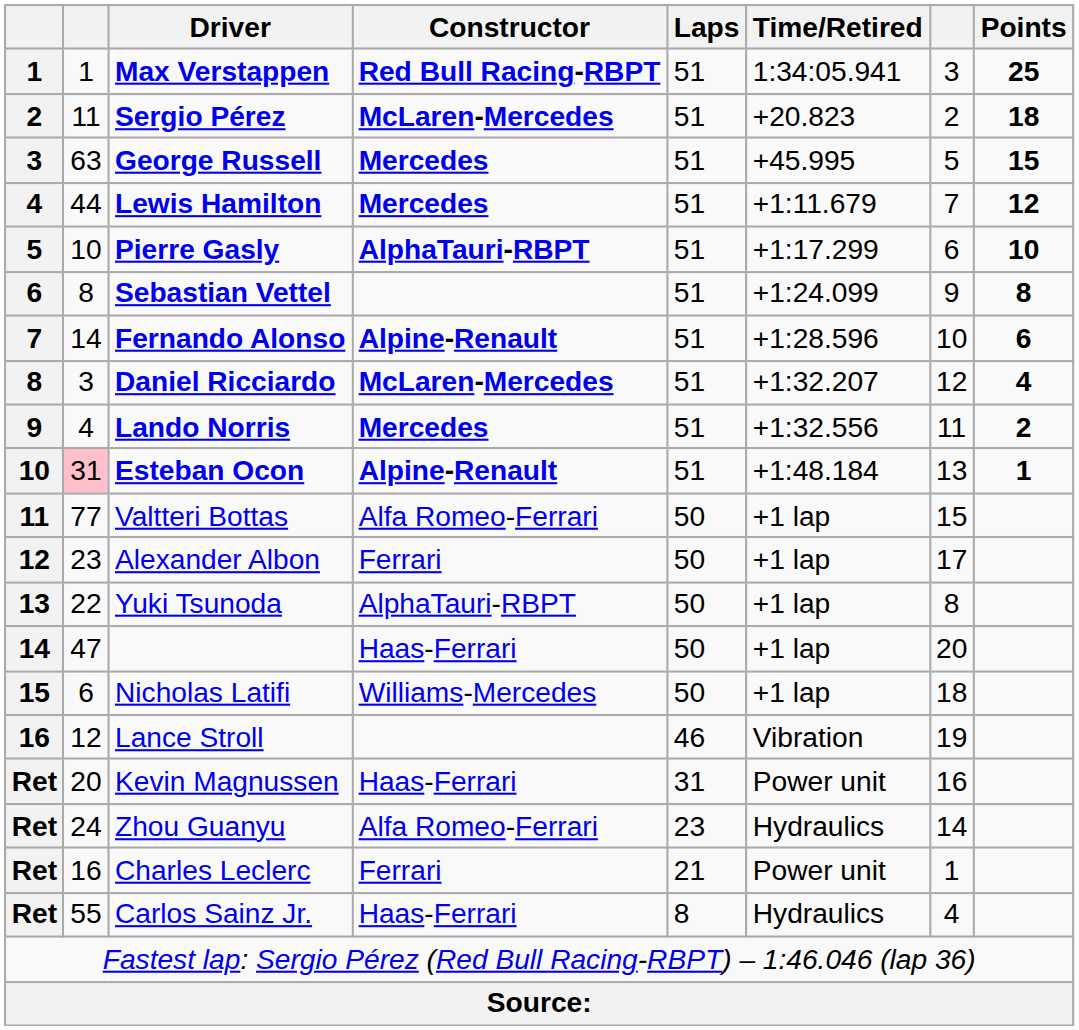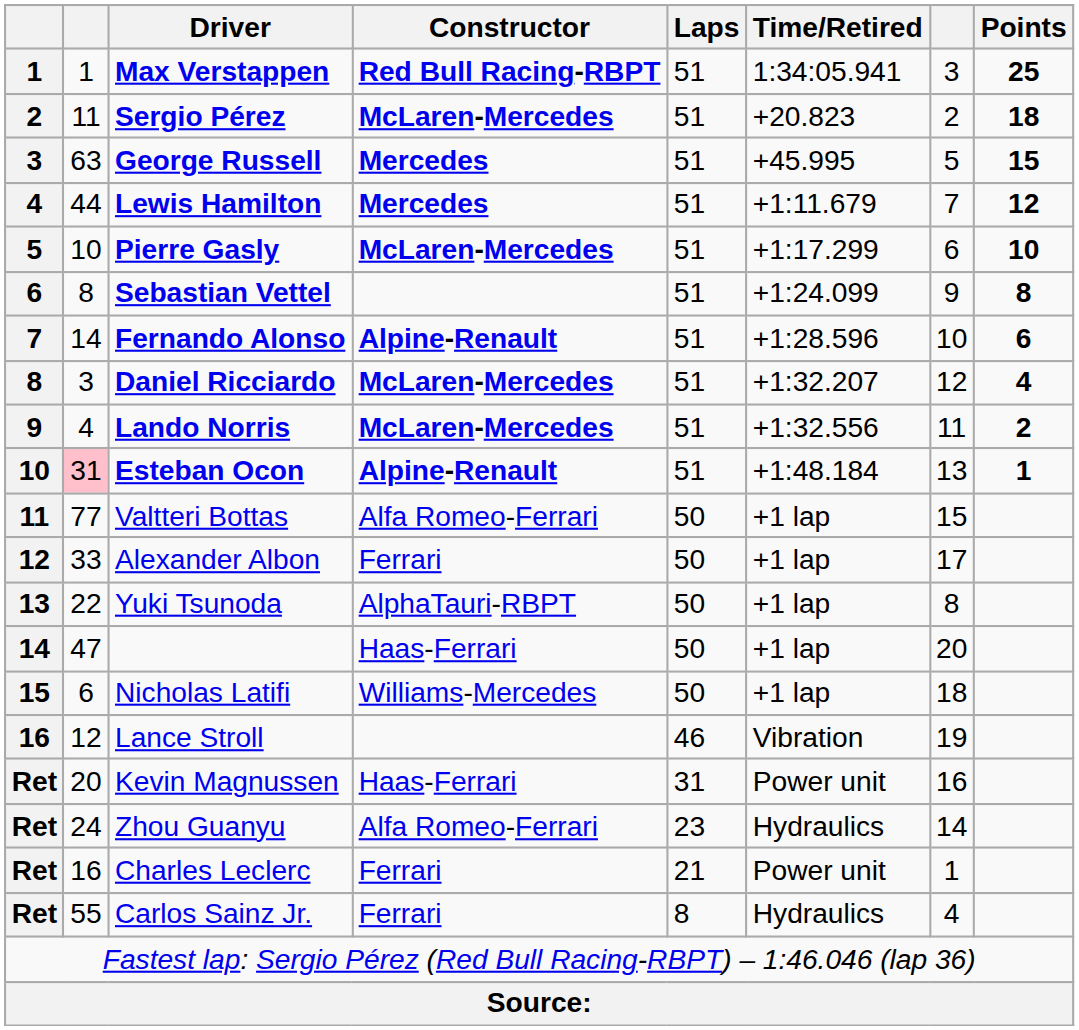(474, 249) AlphaTauri-RBPT -> (486, 249) McLaren-Mercedes
(424, 426) Mercedes -> (486, 426) McLaren-Mercedes
(86, 559) 23 -> (86, 559) 33
(438, 914) Haas-Ferrari -> (400, 914) Ferrari
